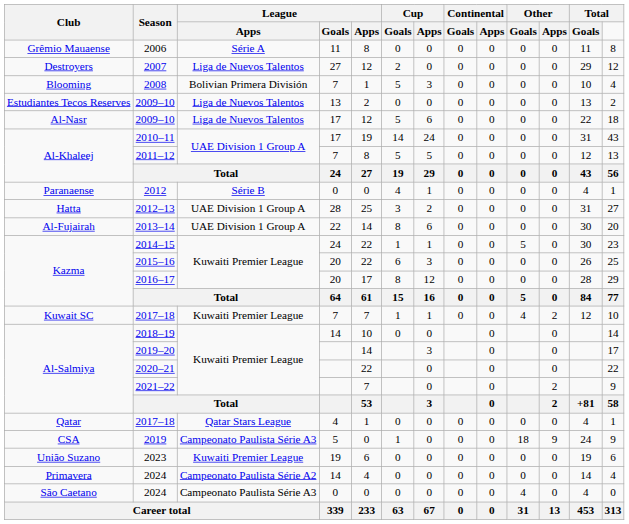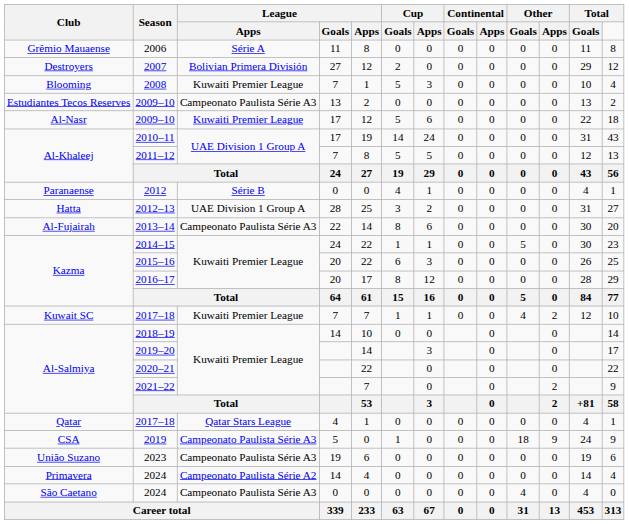(248, 66) Liga de Nuevos Talentos -> (248, 66) Bolivian Primera División
(248, 84) Bolivian Primera División -> (248, 84) Kuwaiti Premier League
(248, 102) Liga de Nuevos Talentos -> (248, 102) Campeonato Paulista Série A3
(248, 119) Liga de Nuevos Talentos -> (248, 119) Kuwaiti Premier League
(248, 226) UAE Division 1 Group A -> (248, 226) Campeonato Paulista Série A3
(248, 457) Kuwaiti Premier League -> (248, 457) Campeonato Paulista Série A3
